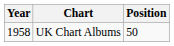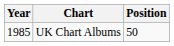(19, 32) 1958 -> (19, 32) 1985
